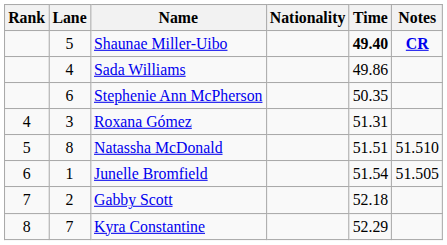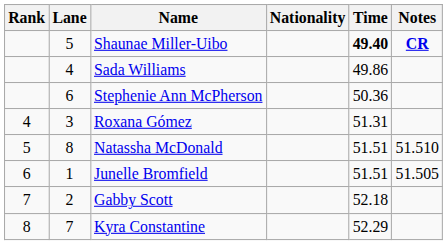(370, 95) 50.35 -> (370, 95) 50.36
(370, 174) 51.54 -> (370, 174) 51.51
